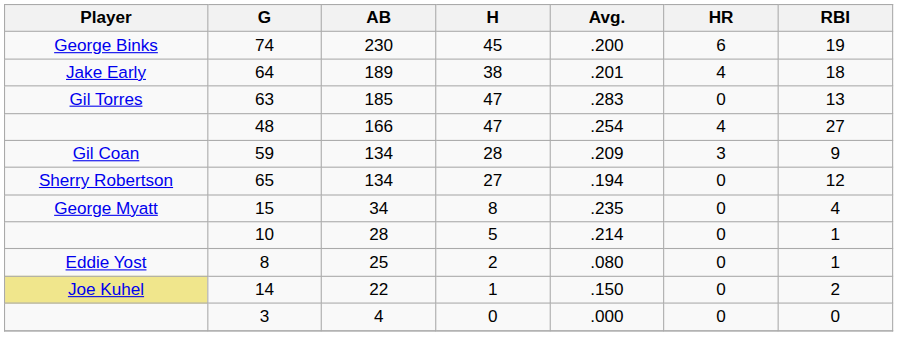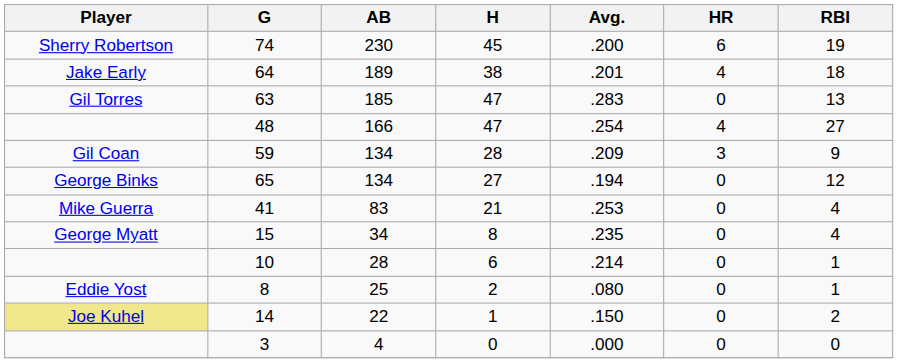(106, 45) George Binks -> (106, 45) Sherry Robertson
(106, 180) Sherry Robertson -> (106, 180) George Binks
+ row: (265, 208)
(493, 235) 5 -> (493, 262) 6
